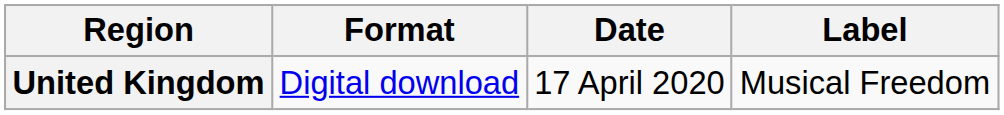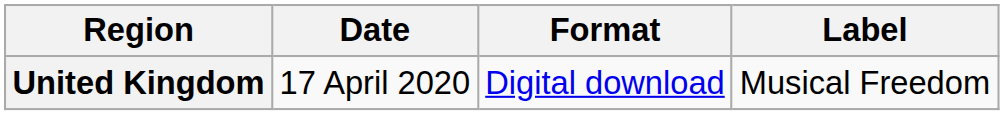columns swapped: (629, 30) <-> (399, 30)
